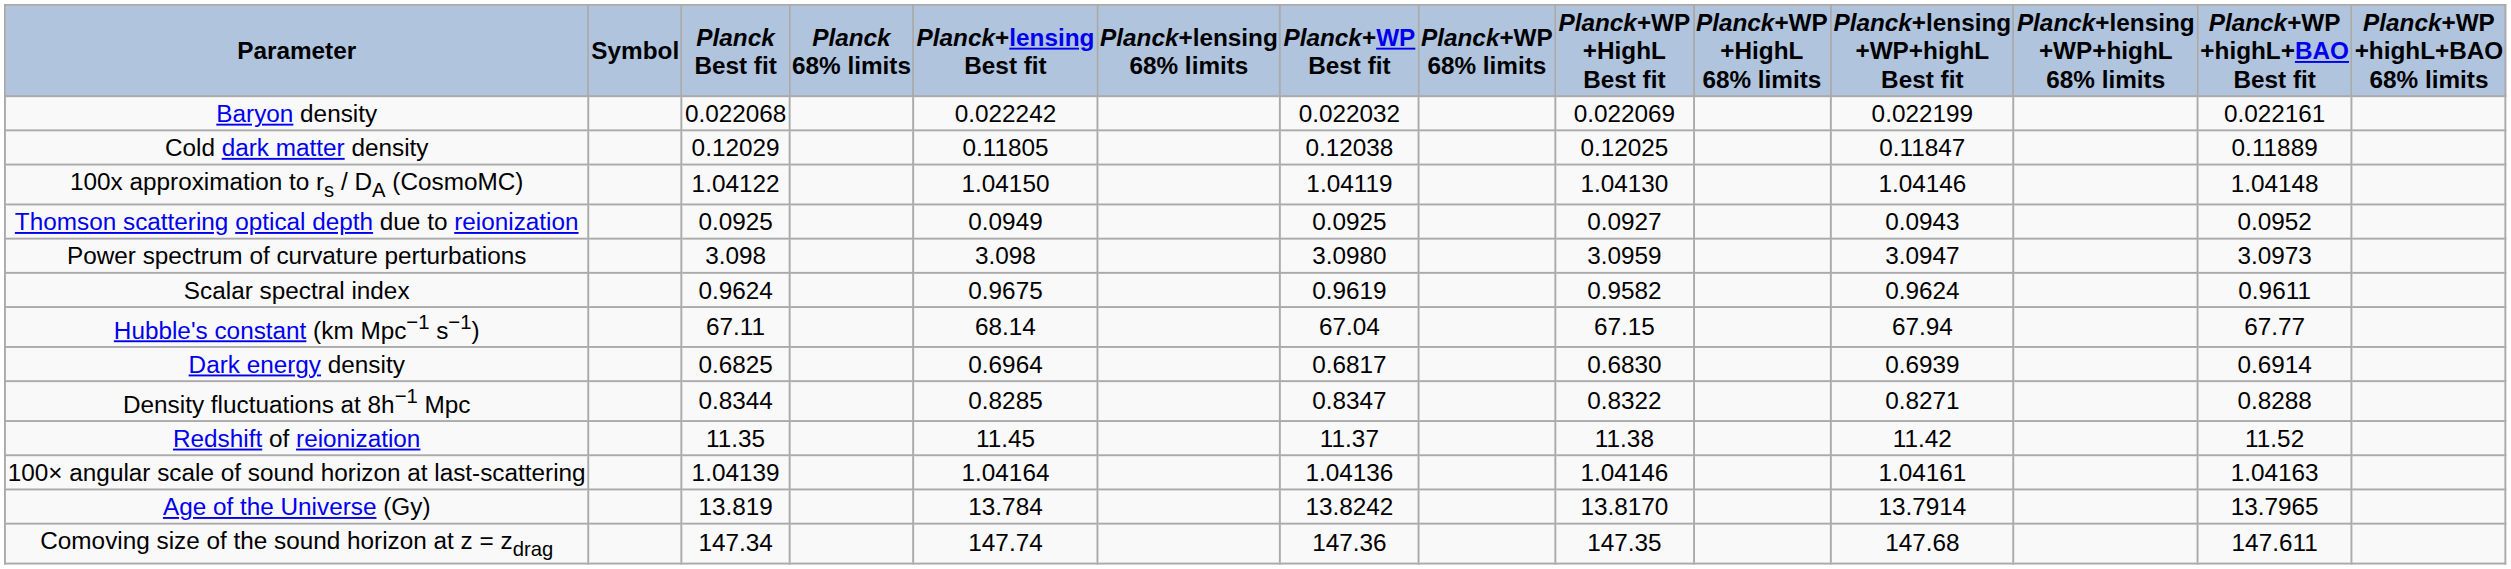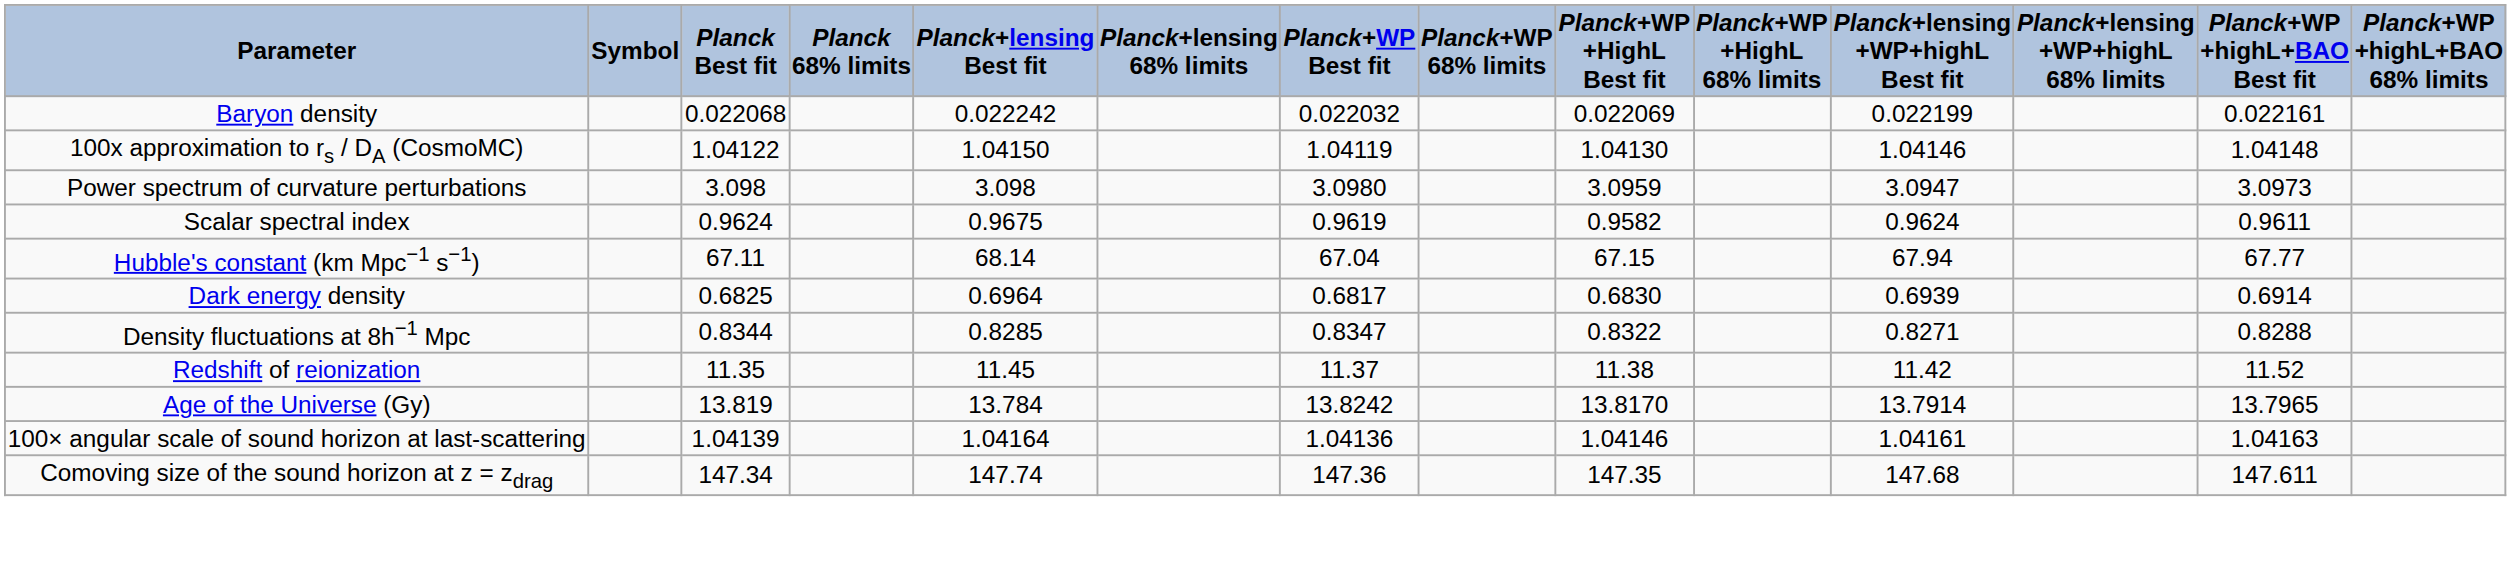- row: (297, 147)
- row: (297, 220)
rows swapped: (297, 506) <-> (297, 472)
